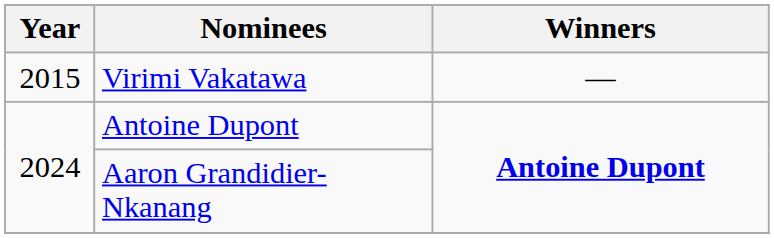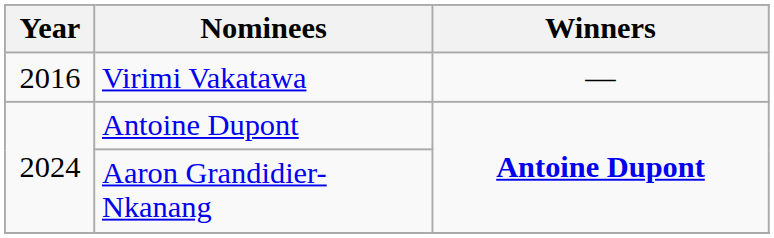(50, 76) 2015 -> (50, 76) 2016
